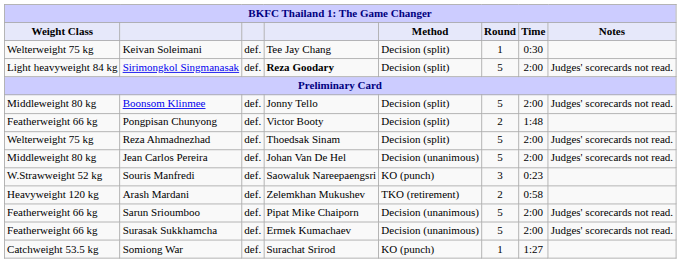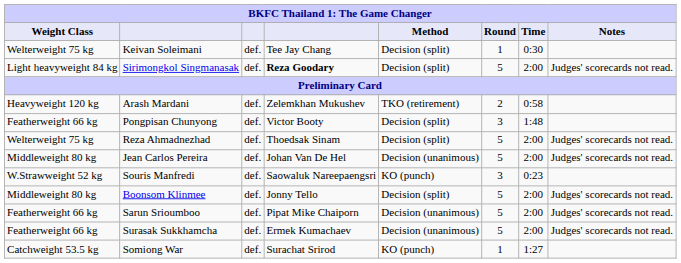rows swapped: (164, 104) <-> (156, 194)
(500, 122) 2 -> (500, 122) 3
